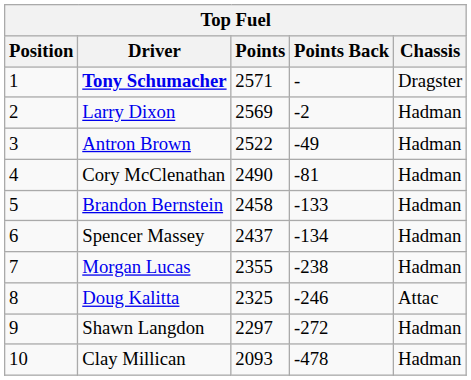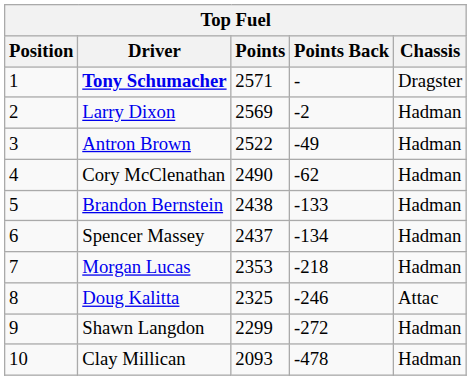(307, 174) -81 -> (307, 174) -62
(254, 205) 2458 -> (254, 205) 2438
(254, 267) 2355 -> (254, 267) 2353
(311, 267) -238 -> (311, 267) -218
(254, 329) 2297 -> (254, 329) 2299
